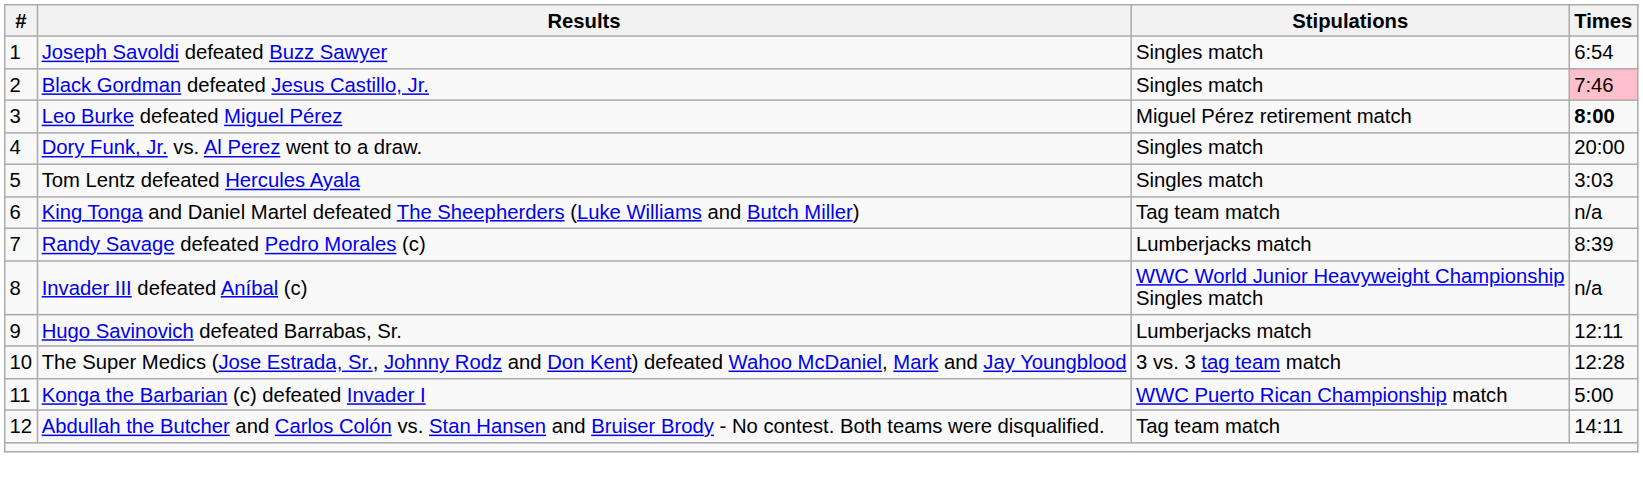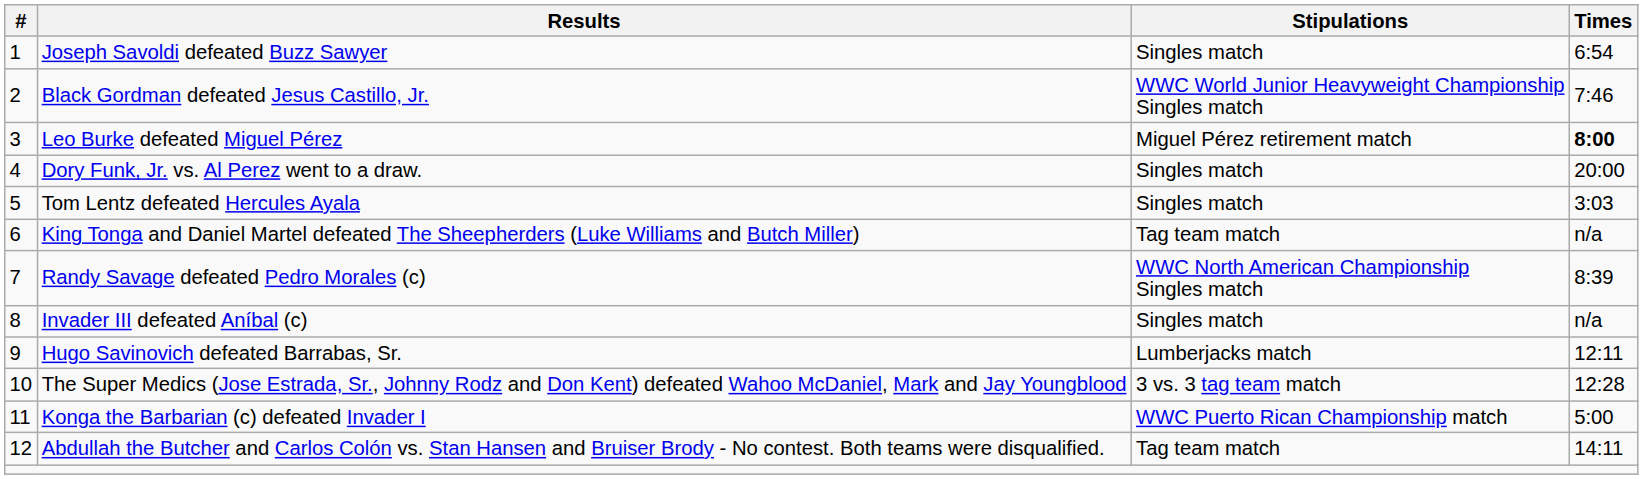(1200, 84) Singles match -> (1350, 95) WWC World Junior Heavyweight Championship Singles match
(1594, 84) pink background -> (1594, 95) no background
(1224, 244) Lumberjacks match -> (1303, 277) WWC North American Championship Singles match
(1350, 287) WWC World Junior Heavyweight Championship Singles match -> (1200, 321) Singles match
